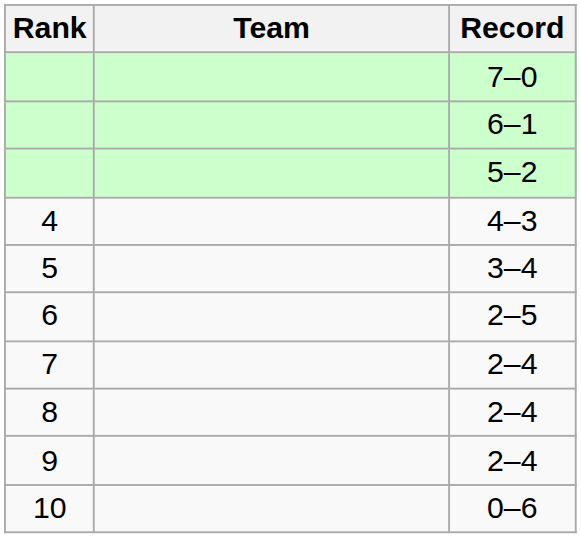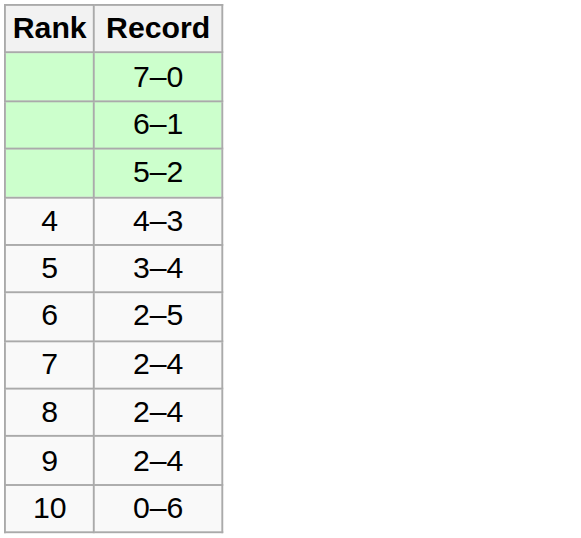- column: (272, 28)
